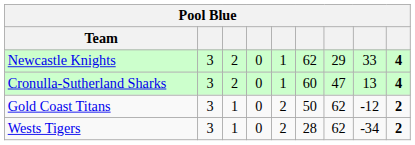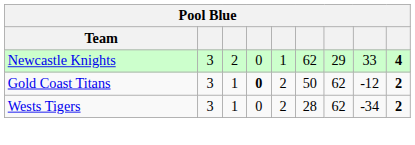- row: (87, 83)
(259, 106) normal -> (259, 83) bold
